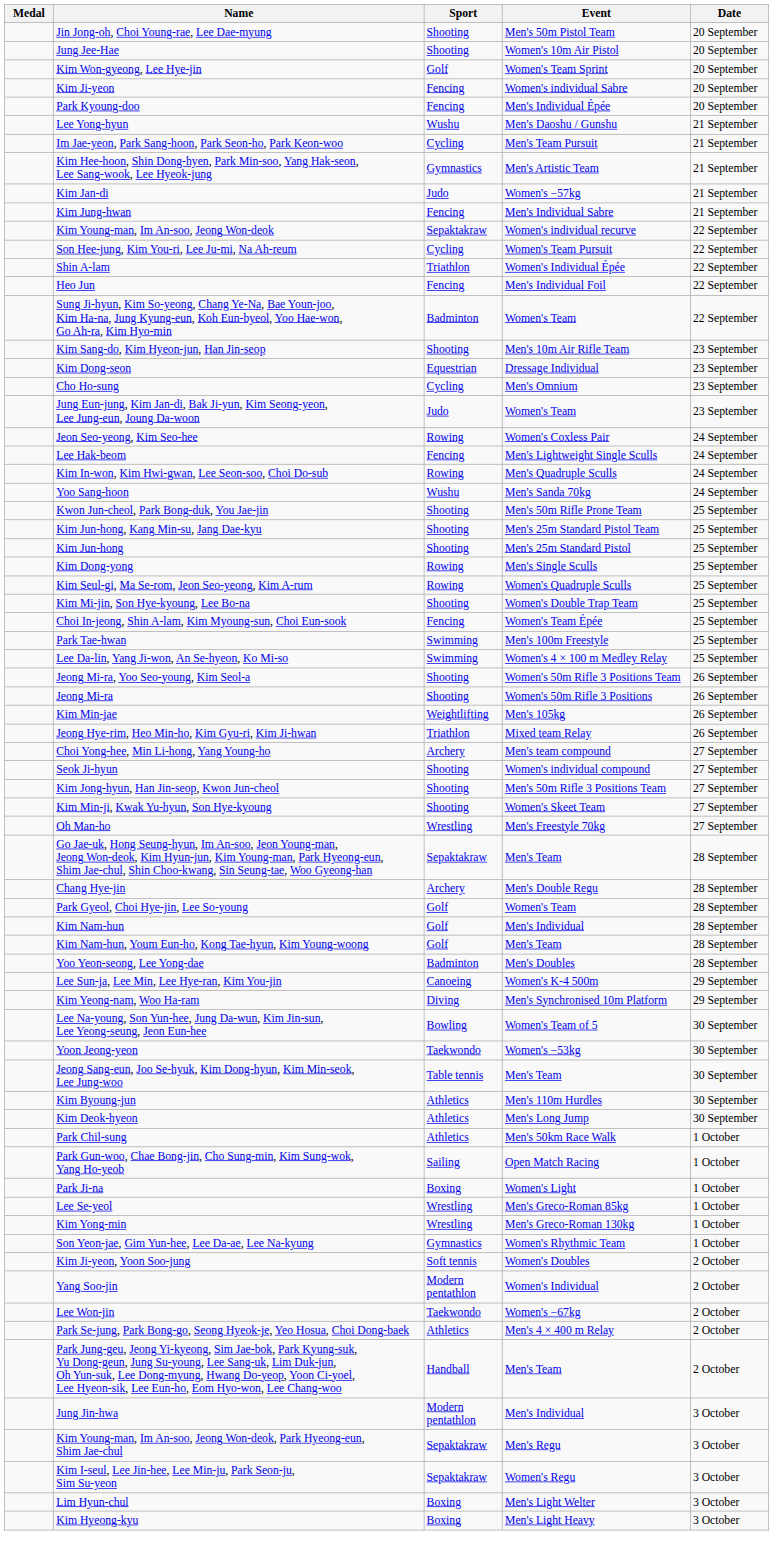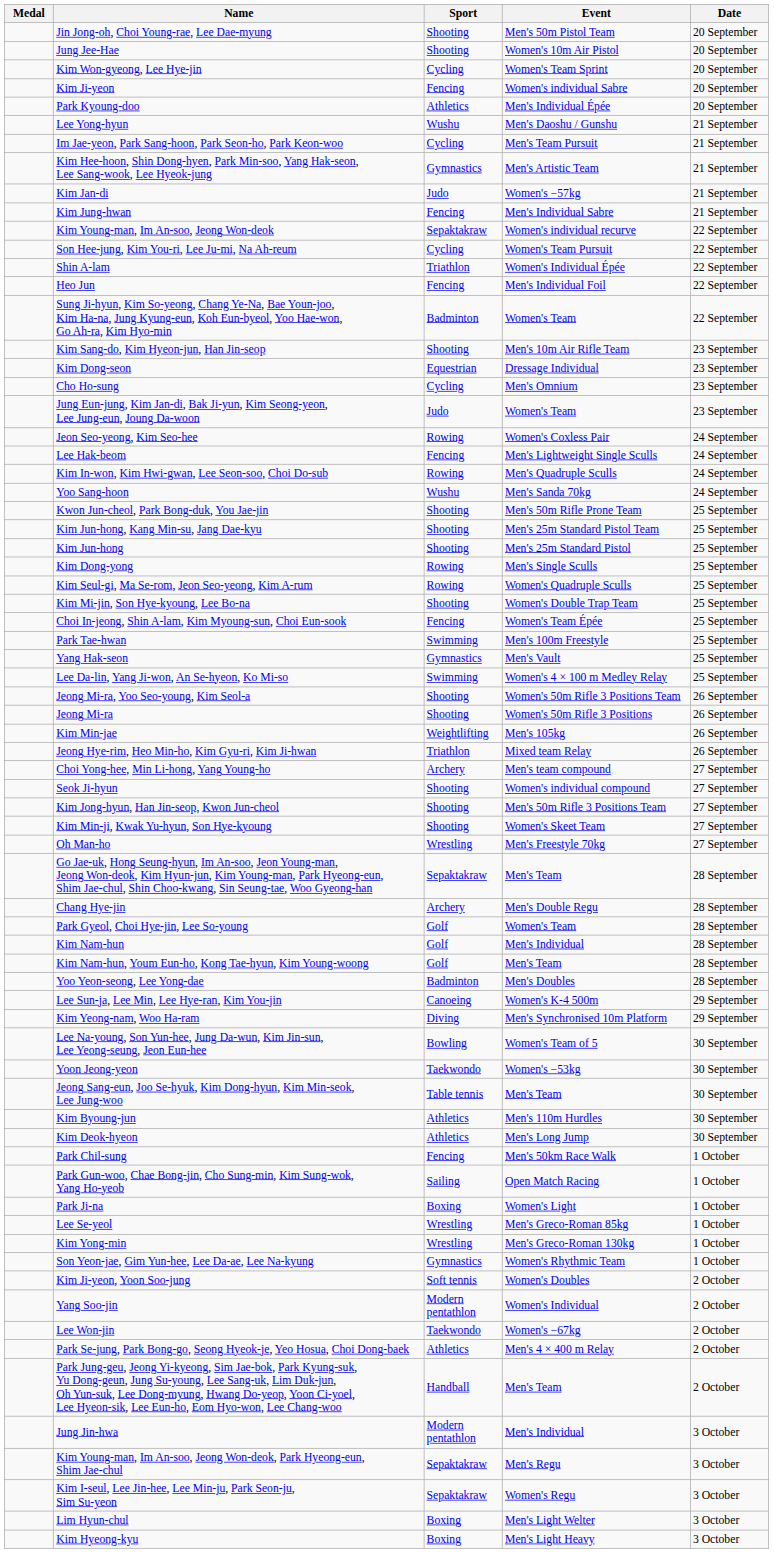(437, 69) Golf -> (445, 69) Cycling
(445, 106) Fencing -> (448, 106) Athletics
+ row: (92, 659)
(448, 1137) Athletics -> (445, 1156) Fencing
